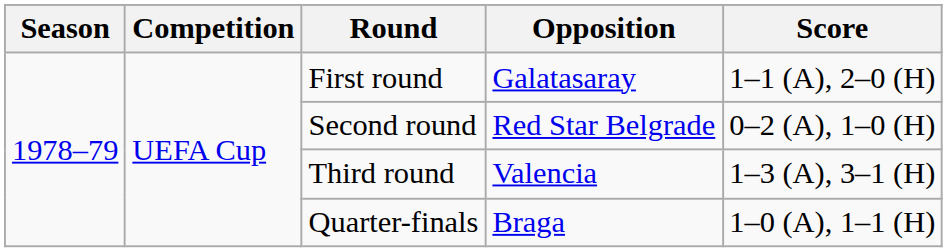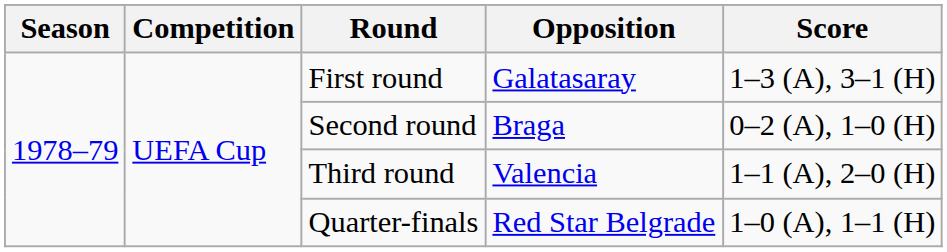(832, 76) 1–1 (A), 2–0 (H) -> (832, 76) 1–3 (A), 3–1 (H)
(604, 125) Red Star Belgrade -> (529, 125) Braga
(832, 173) 1–3 (A), 3–1 (H) -> (832, 173) 1–1 (A), 2–0 (H)
(529, 221) Braga -> (604, 221) Red Star Belgrade
